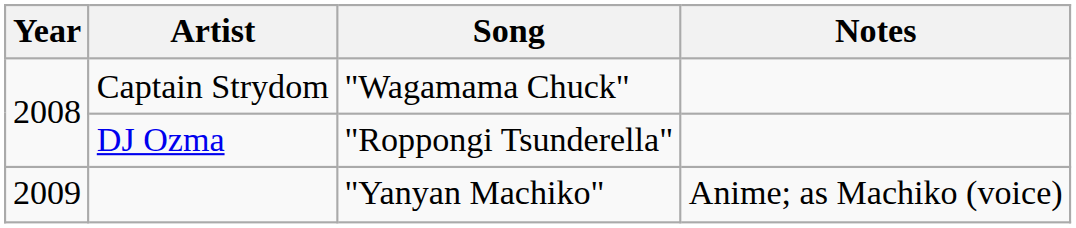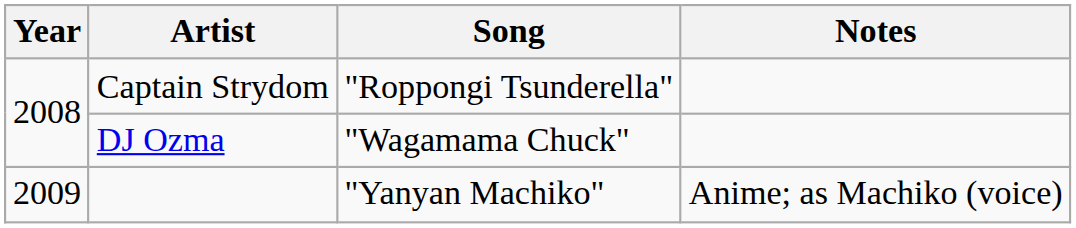(487, 85) "Wagamama Chuck" -> (509, 85) "Roppongi Tsunderella"
(509, 139) "Roppongi Tsunderella" -> (487, 139) "Wagamama Chuck"
